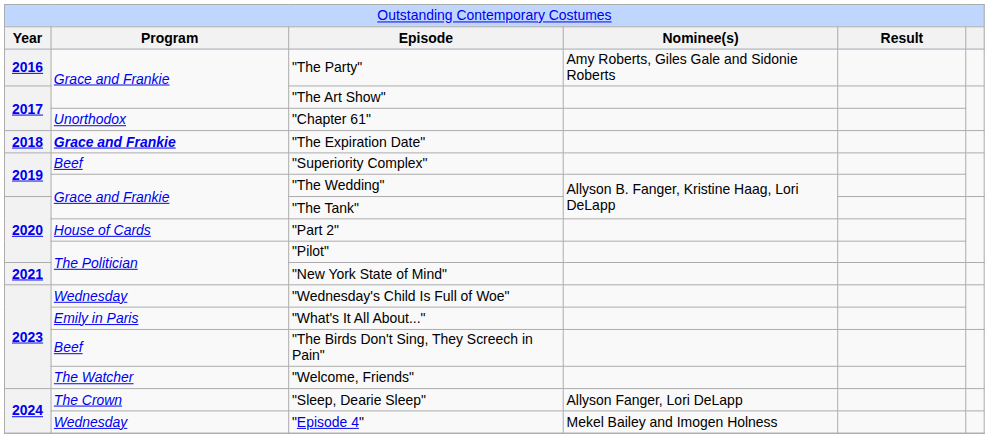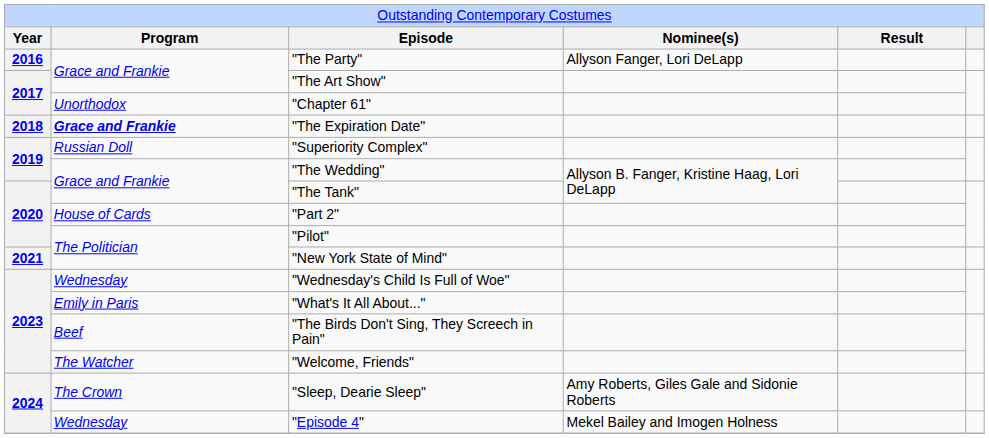(682, 68) Amy Roberts, Giles Gale and Sidonie Roberts -> (655, 60) Allyson Fanger, Lori DeLapp
(68, 164) Beef -> (93, 148) Russian Doll
(655, 400) Allyson Fanger, Lori DeLapp -> (682, 392) Amy Roberts, Giles Gale and Sidonie Roberts
